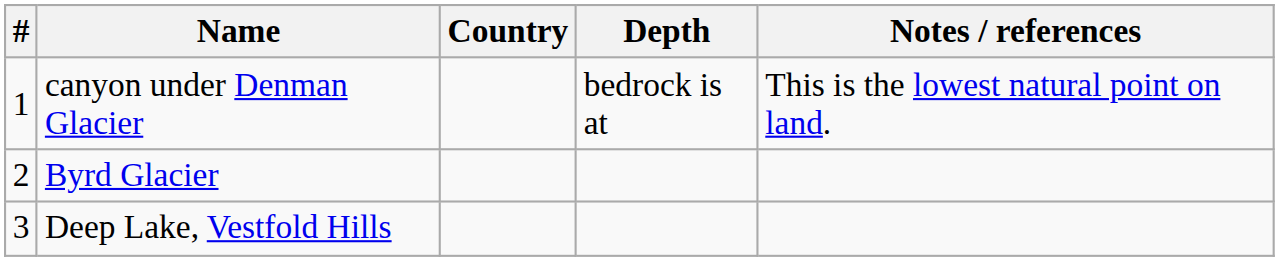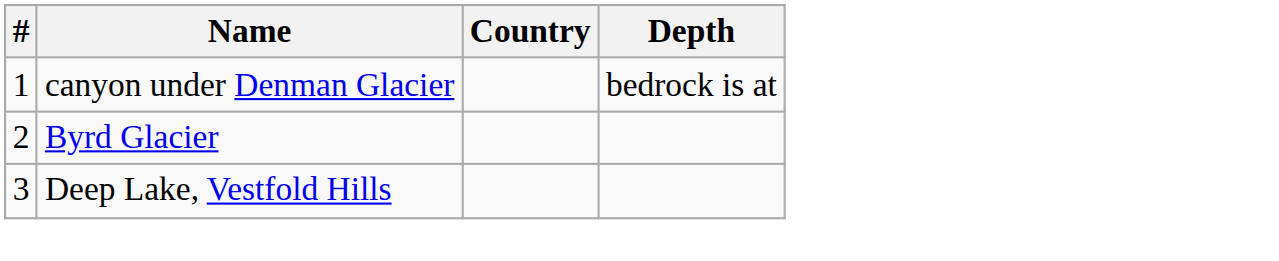- column: (1016, 31)
